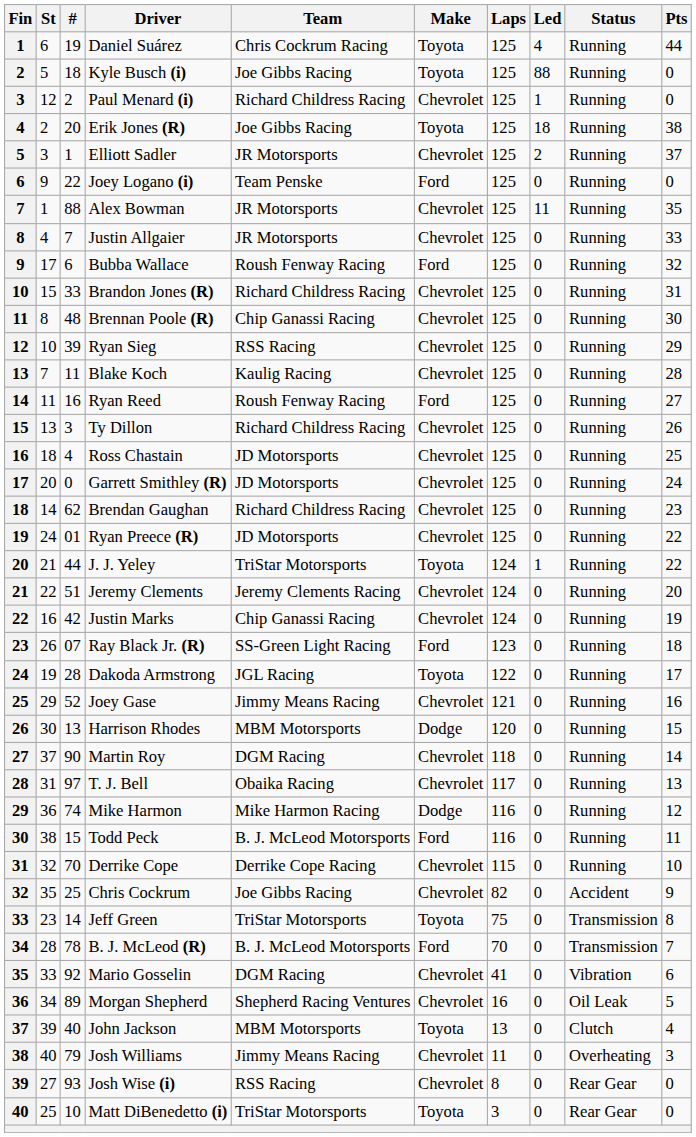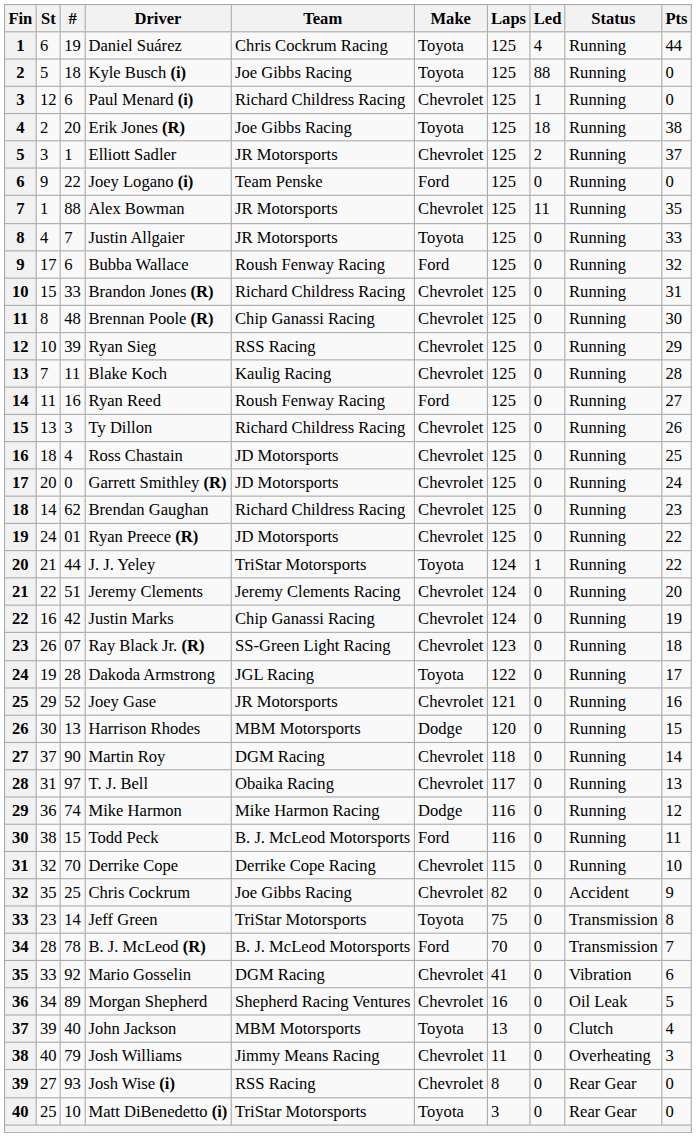(68, 100) 2 -> (68, 100) 6
(451, 236) Chevrolet -> (441, 236) Toyota
(434, 646) Ford -> (451, 646) Chevrolet
(307, 701) Jimmy Means Racing -> (286, 701) JR Motorsports
